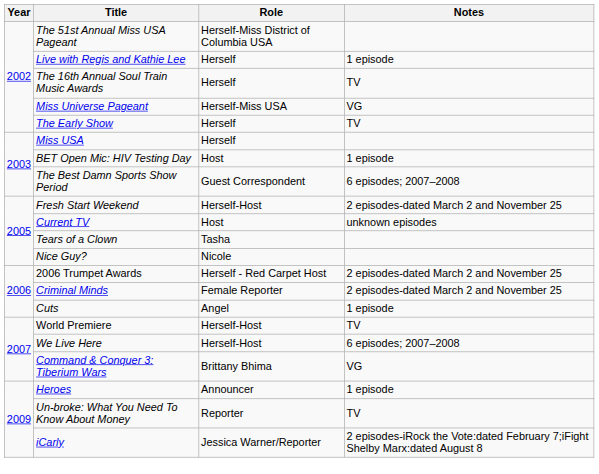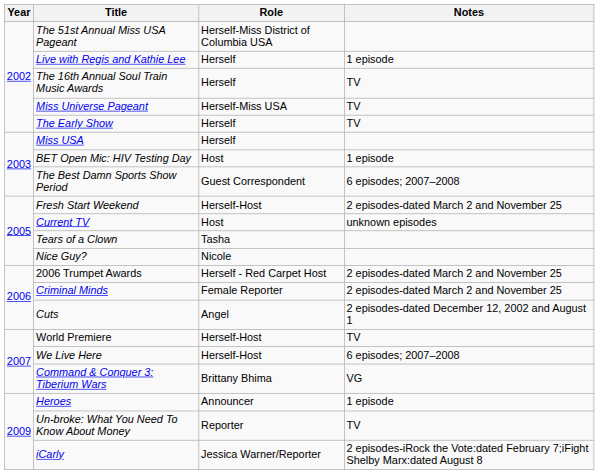(354, 106) VG -> (353, 106) TV
(370, 308) 1 episode -> (466, 314) 2 episodes-dated December 12, 2002 and August 1
